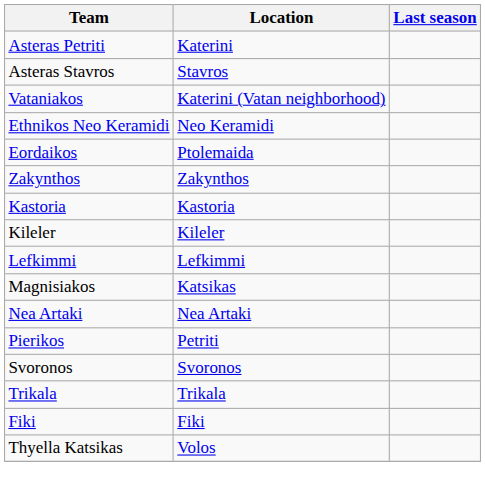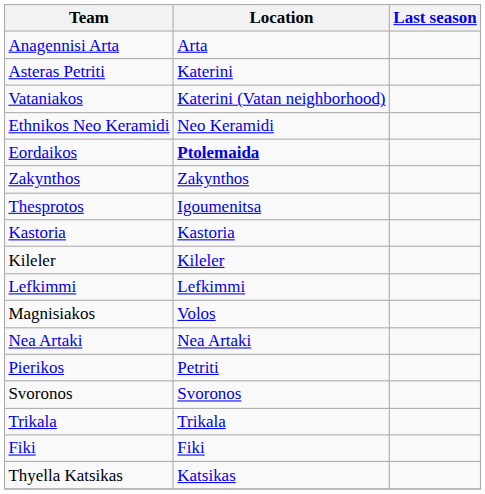+ row: (64, 44)
- row: (61, 71)
(215, 152) normal -> (218, 152) bold
+ row: (46, 206)
(207, 286) Katsikas -> (197, 313) Volos
(197, 448) Volos -> (207, 475) Katsikas
